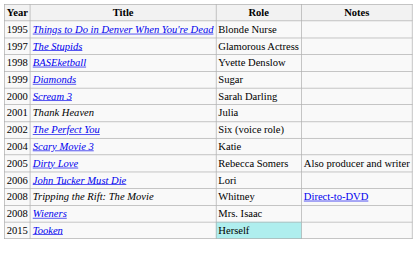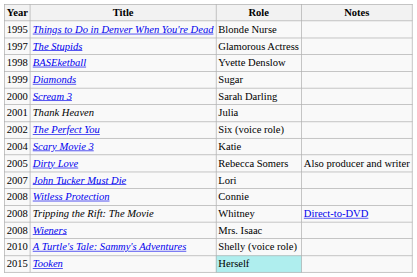(17, 180) 2006 -> (17, 180) 2007
+ row: (71, 197)
+ row: (110, 247)
